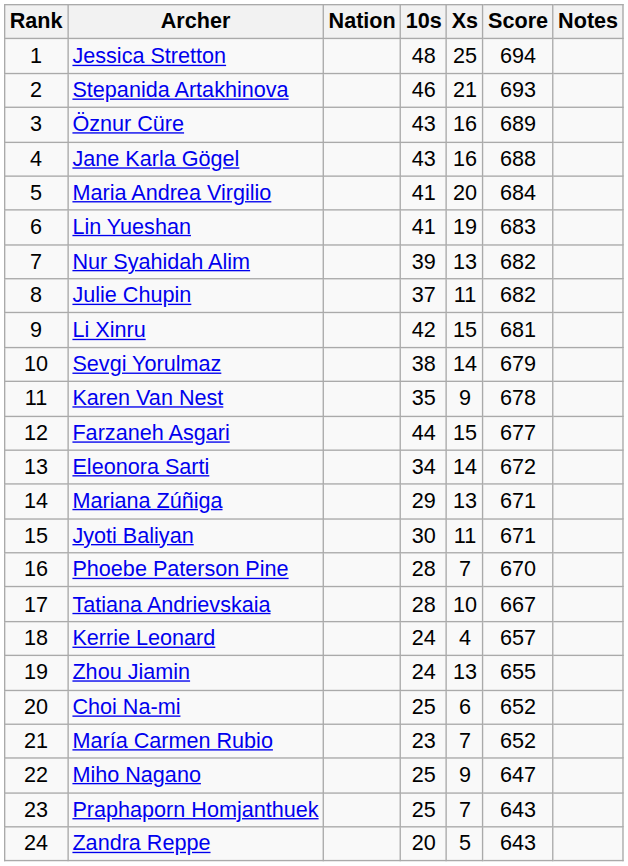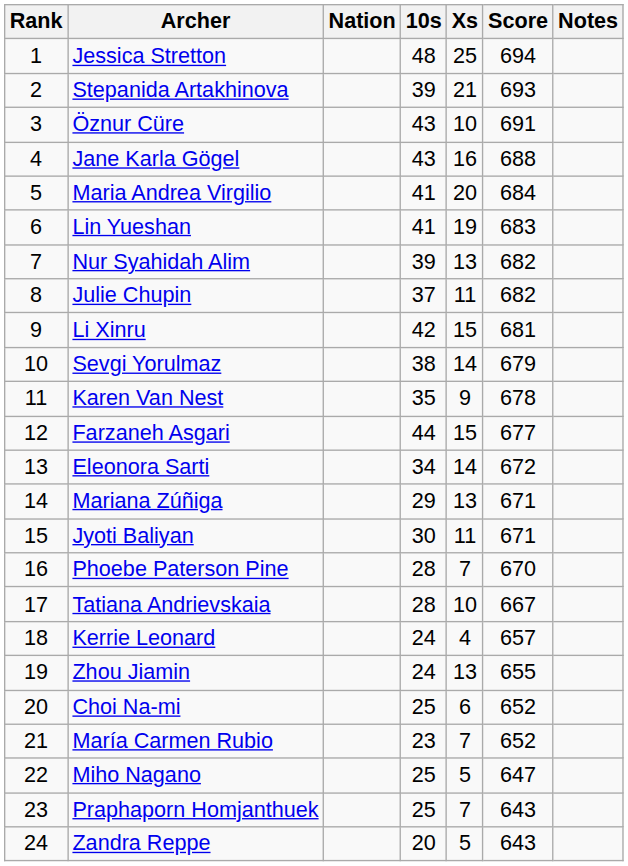(424, 90) 46 -> (424, 90) 39
(465, 124) 16 -> (465, 124) 10
(518, 124) 689 -> (518, 124) 691
(465, 775) 9 -> (465, 775) 5
